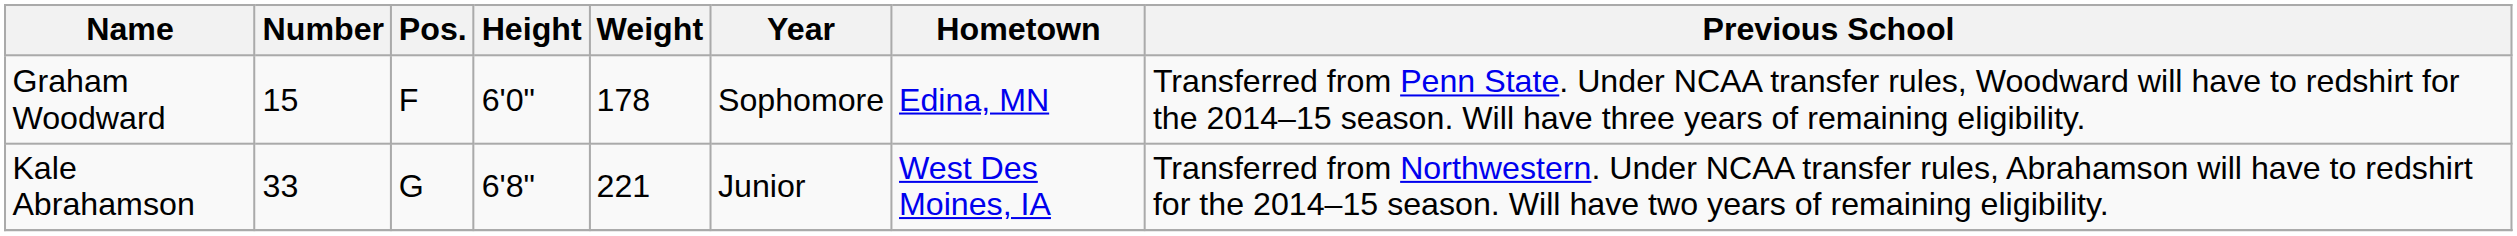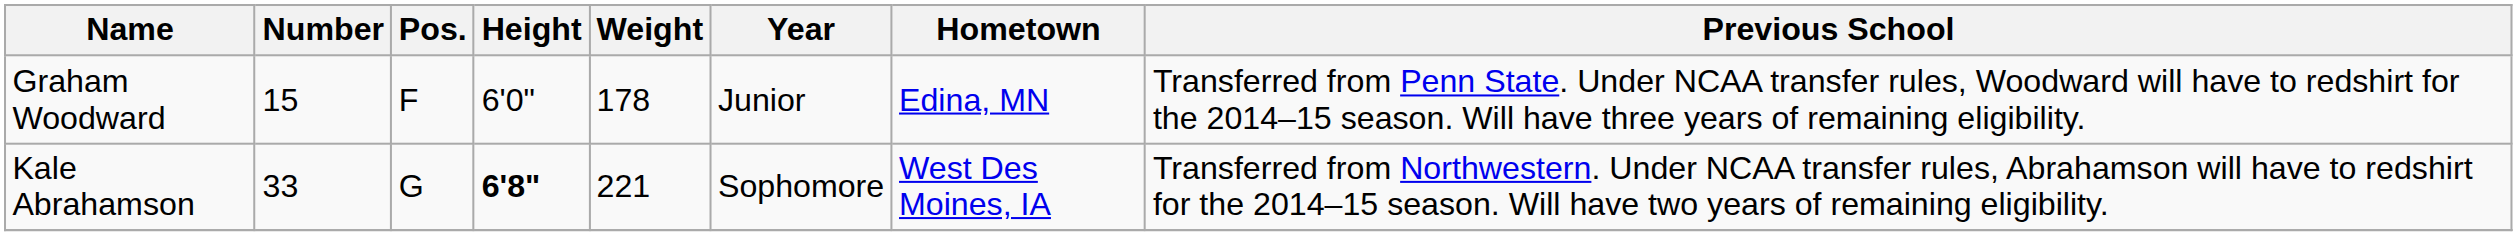(801, 99) Sophomore -> (762, 99) Junior
(508, 186) normal -> (511, 186) bold
(762, 186) Junior -> (801, 186) Sophomore
